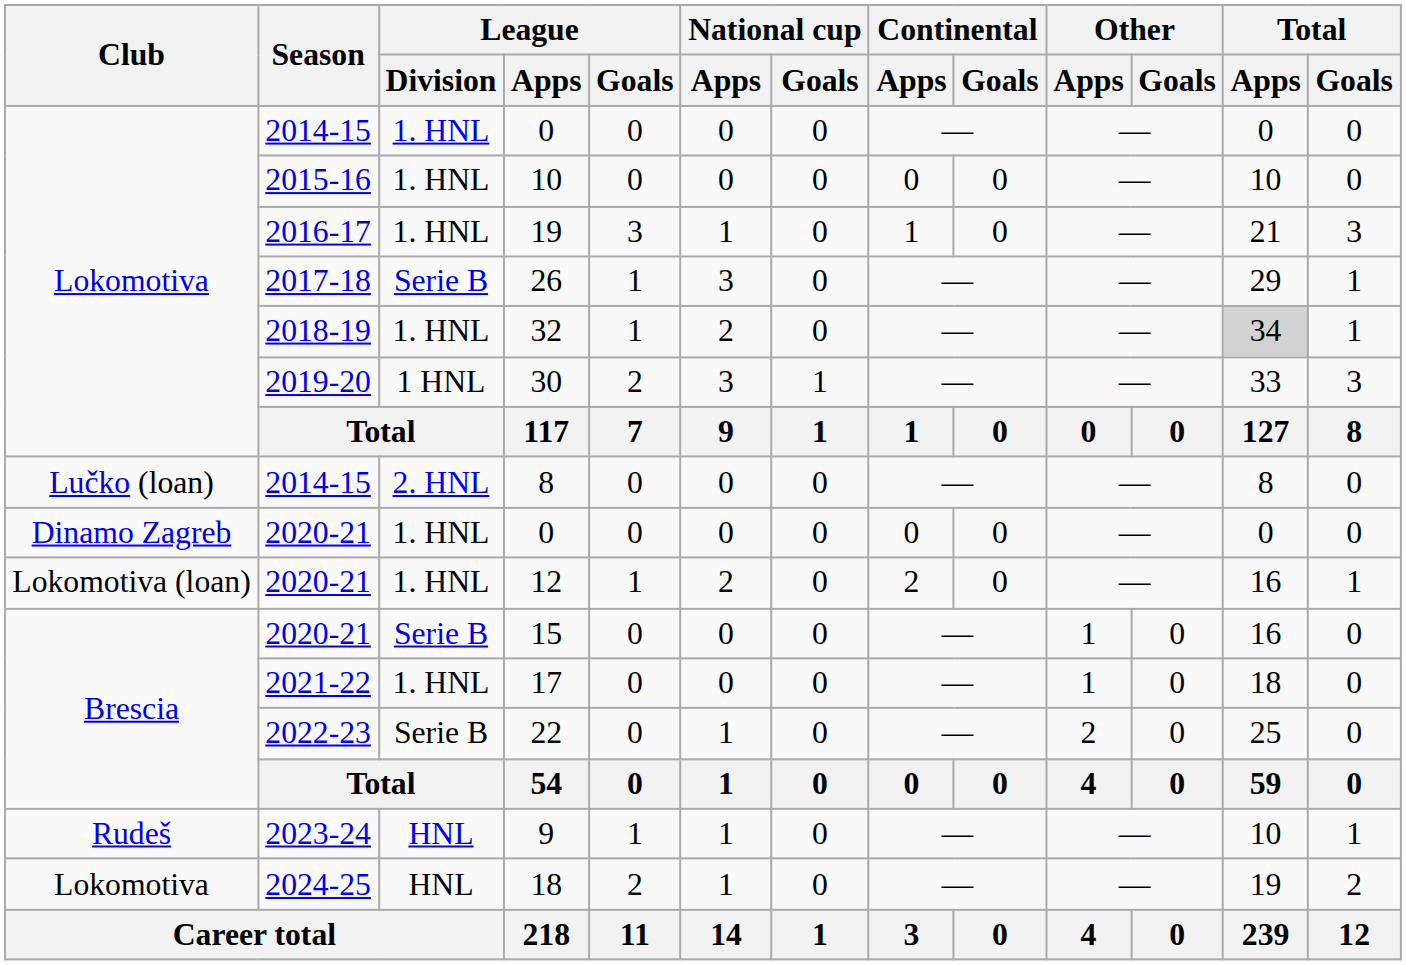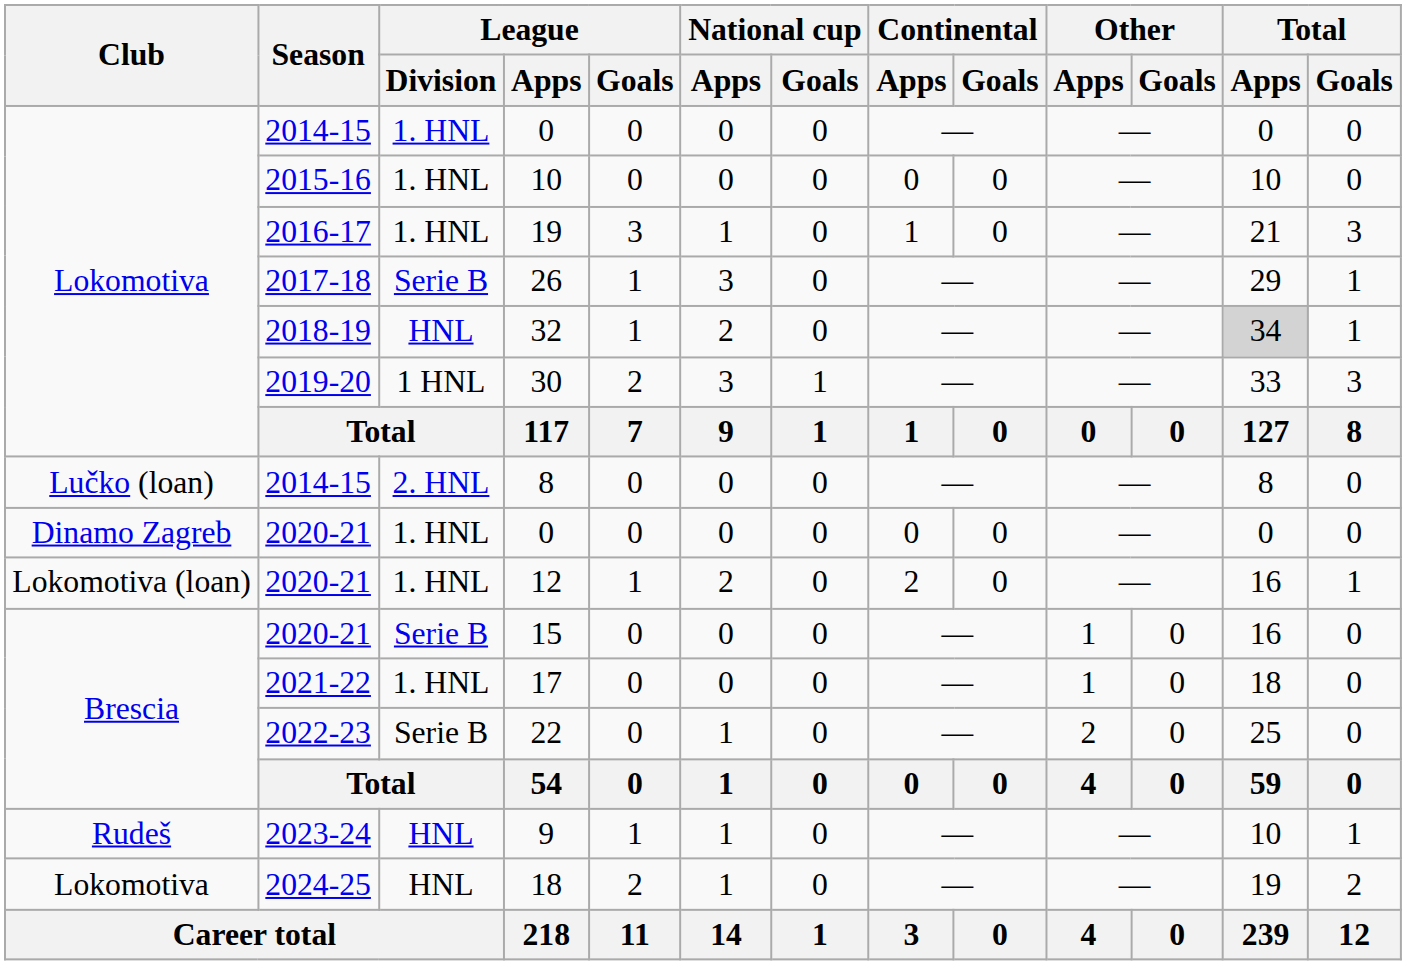(441, 331) 1. HNL -> (441, 331) HNL
